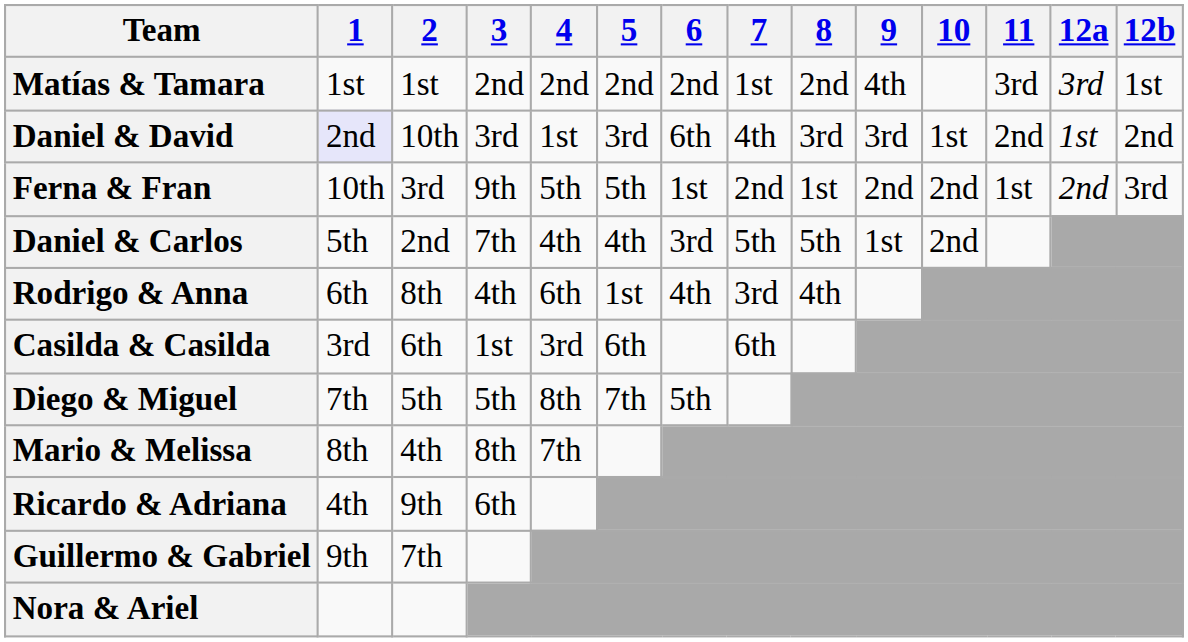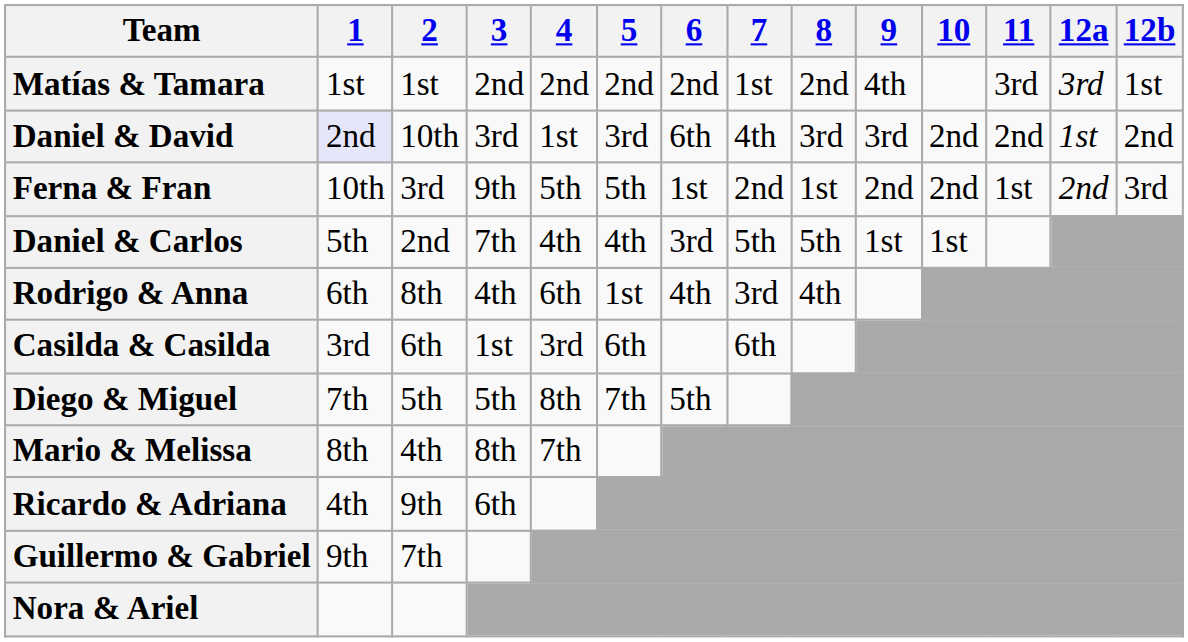(948, 135) 1st -> (954, 135) 2nd
(954, 240) 2nd -> (948, 240) 1st
